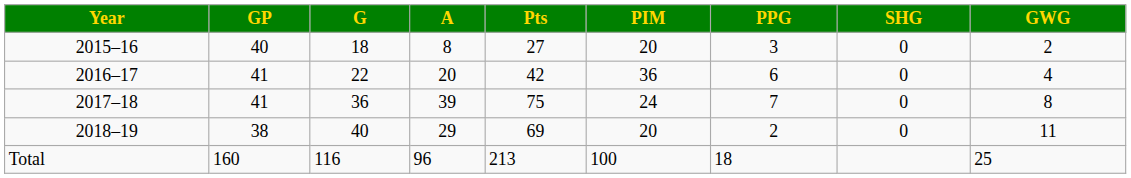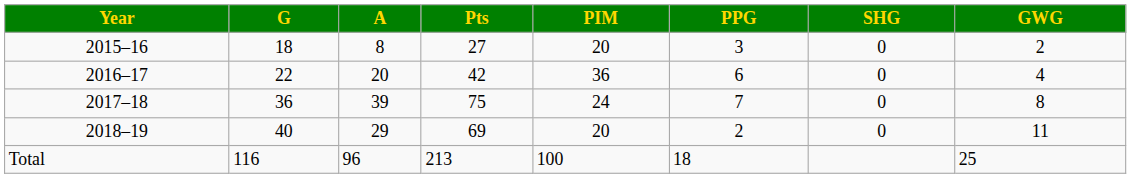- column: (260, 18)
